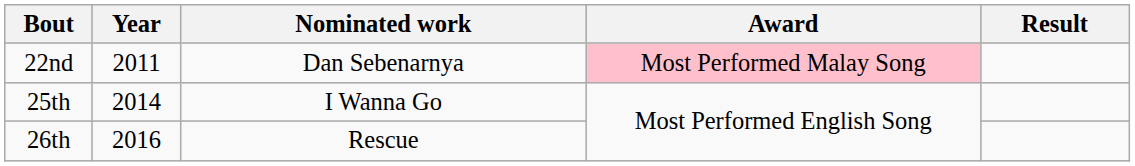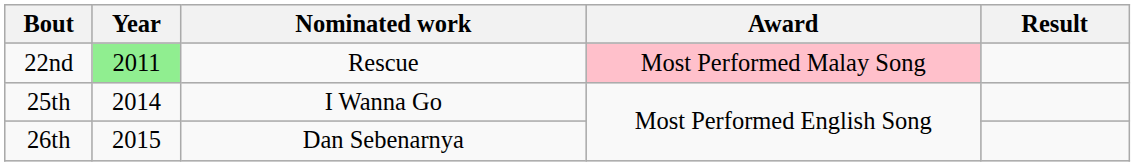(136, 62) no background -> (136, 62) lightgreen background
(383, 62) Dan Sebenarnya -> (383, 62) Rescue
(136, 140) 2016 -> (136, 140) 2015
(383, 140) Rescue -> (383, 140) Dan Sebenarnya
